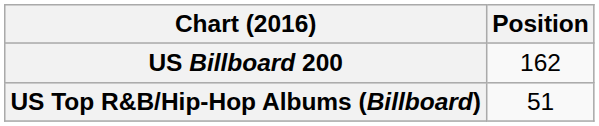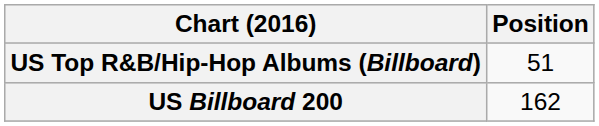rows swapped: (246, 62) <-> (246, 101)
